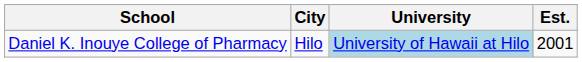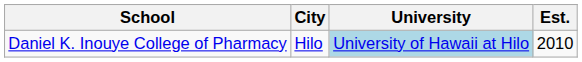(555, 43) 2001 -> (555, 43) 2010
